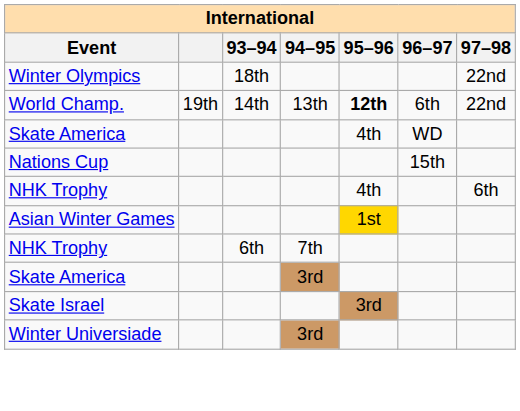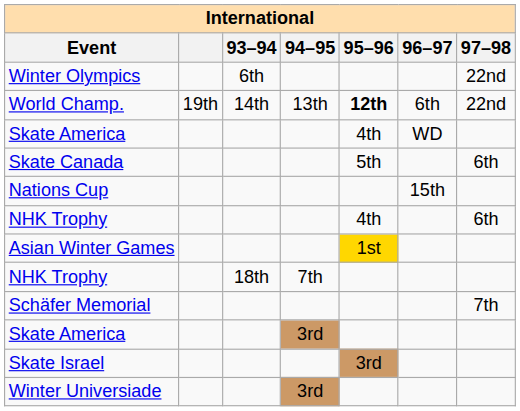(252, 76) 18th -> (252, 76) 6th
+ row: (66, 162)
(252, 248) 6th -> (252, 276) 18th
+ row: (80, 305)
